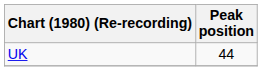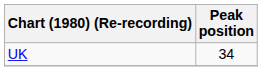(226, 54) 44 -> (226, 54) 34
